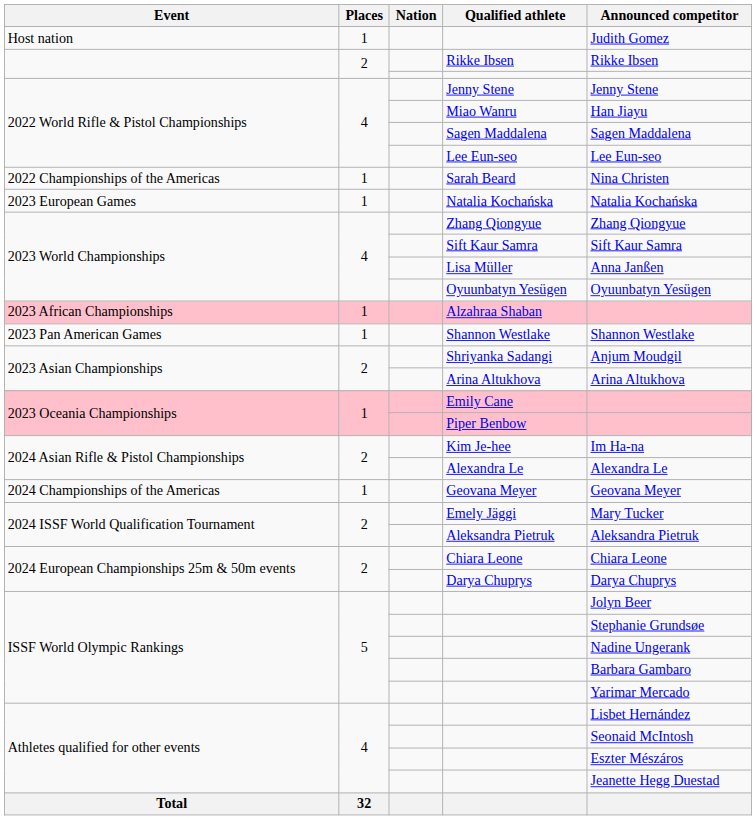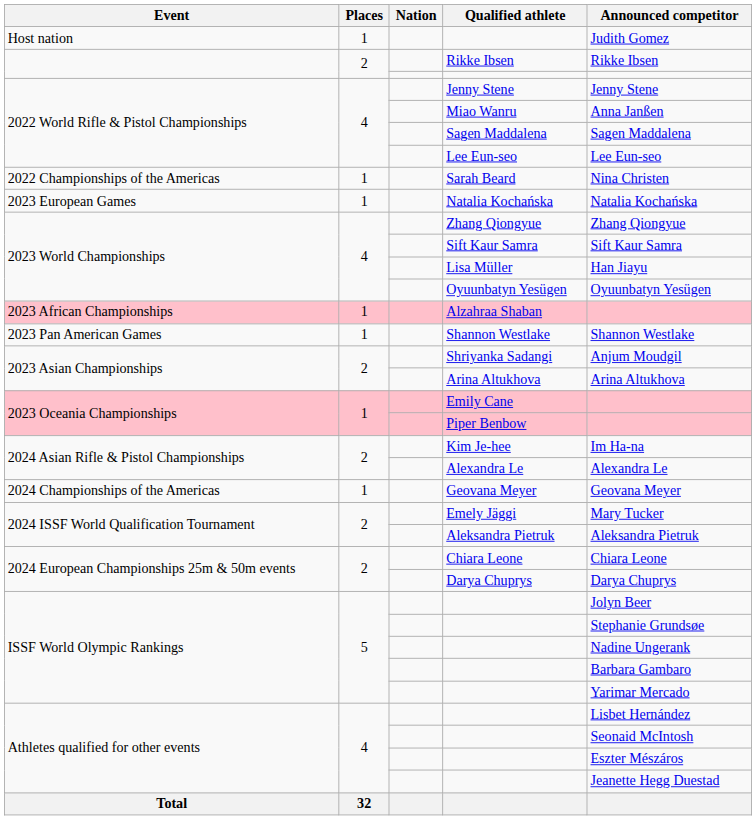(619, 111) Han Jiayu -> (627, 111) Anna Janßen
(627, 267) Anna Janßen -> (619, 267) Han Jiayu
